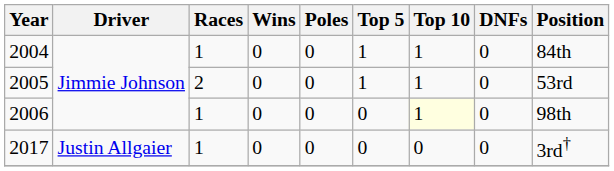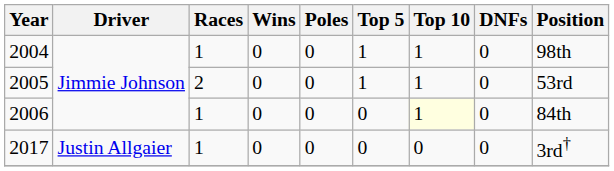(554, 51) 84th -> (554, 51) 98th
(554, 113) 98th -> (554, 113) 84th
